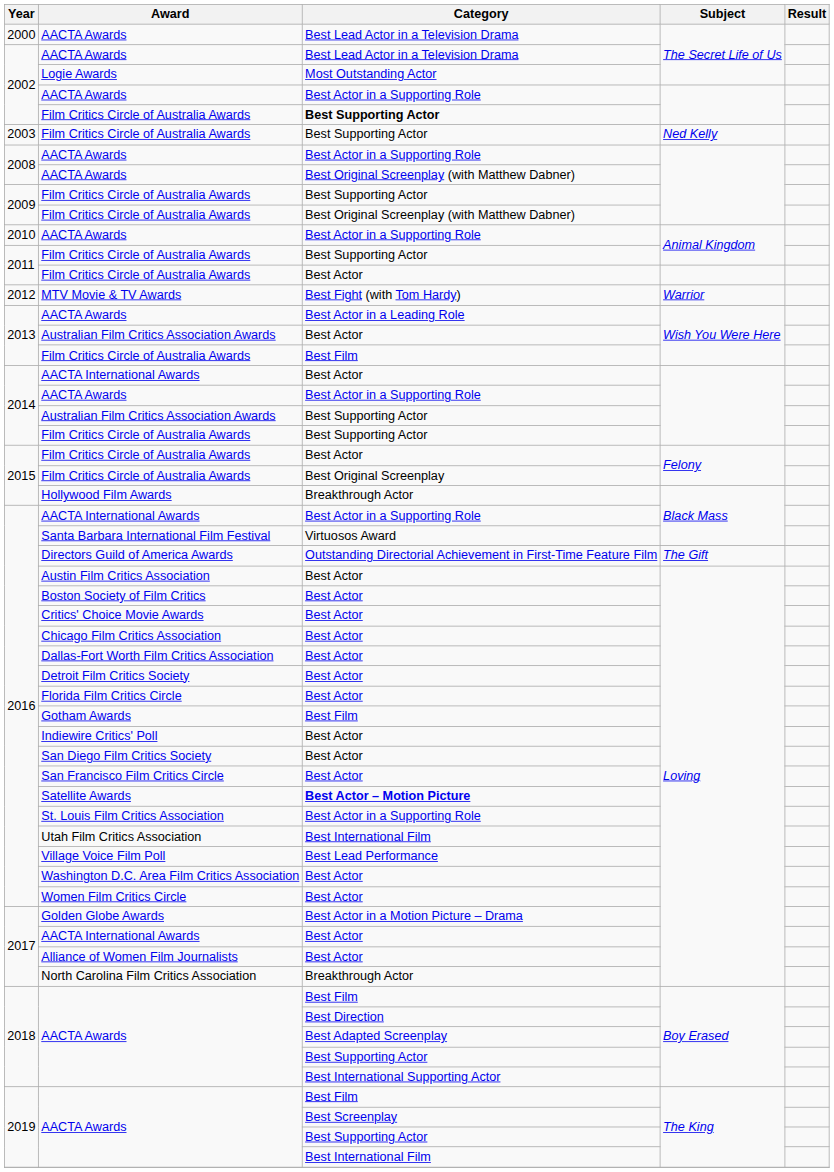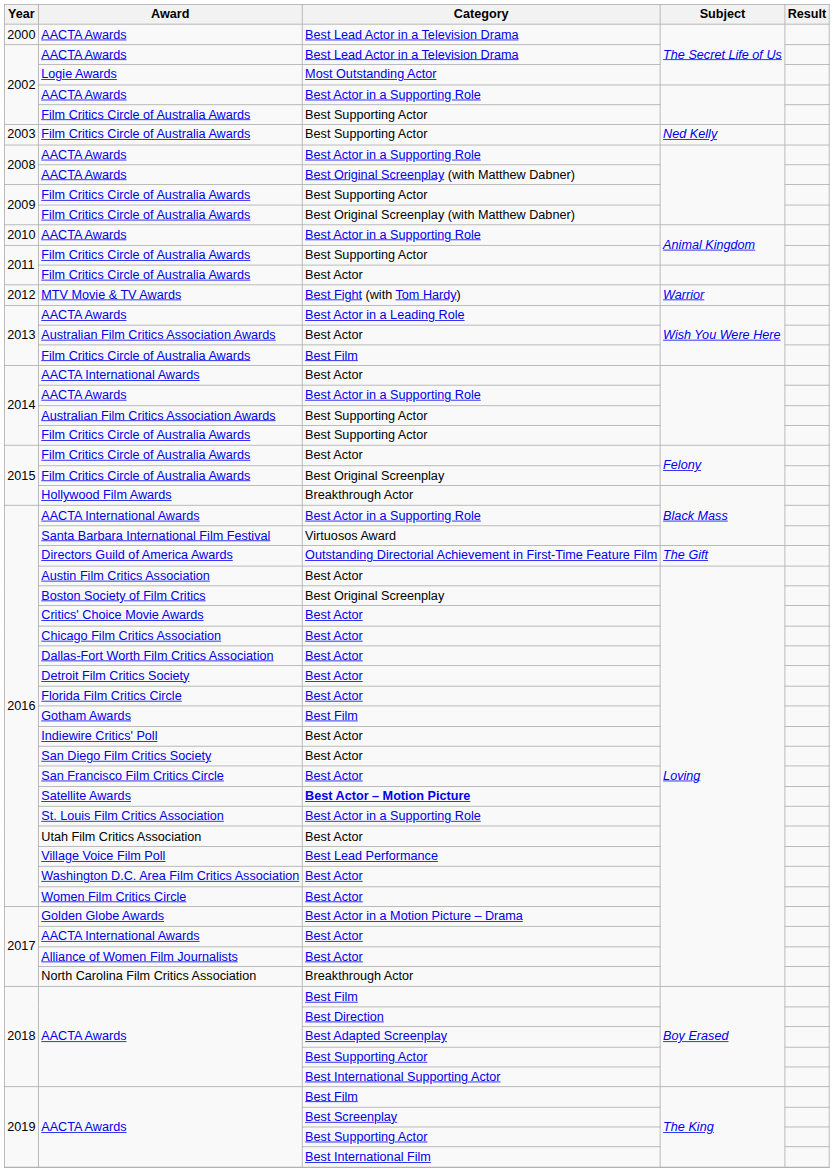(372, 114) bold -> (366, 114) normal
(334, 595) Best Actor -> (375, 595) Best Original Screenplay
(368, 836) Best International Film -> (334, 836) Best Actor
